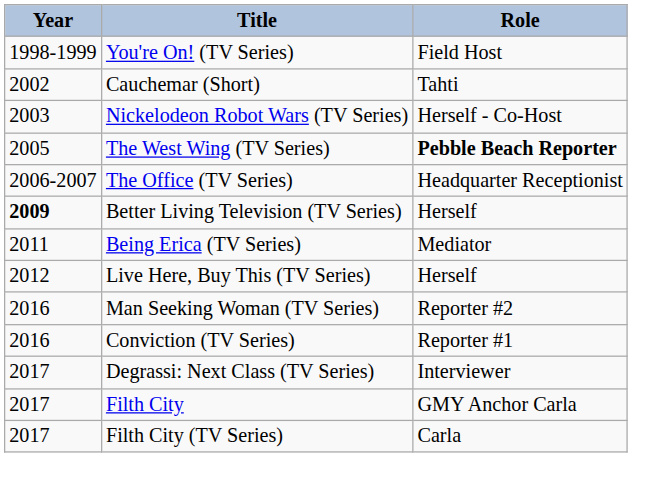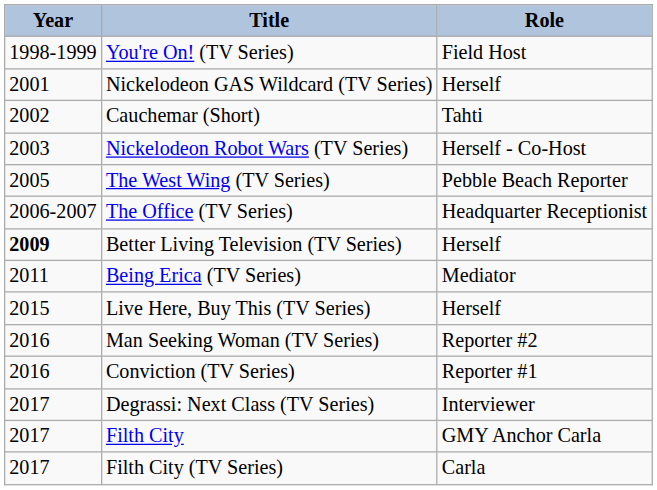+ row: (269, 84)
(517, 148) bold -> (535, 180) normal
(29, 276) 2012 -> (29, 308) 2015
